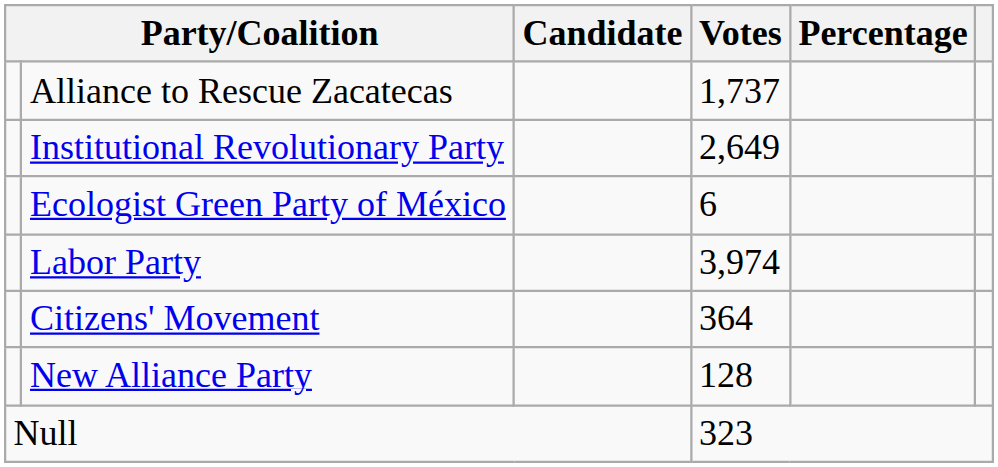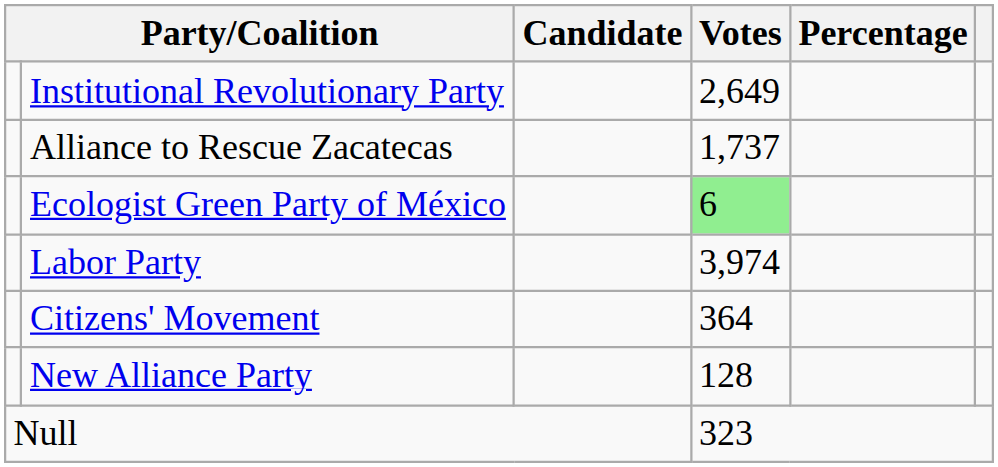rows swapped: (241, 90) <-> (267, 147)
(708, 204) no background -> (708, 204) lightgreen background
